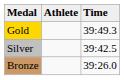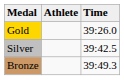(100, 30) 39:49.3 -> (100, 30) 39:26.0
(100, 65) 39:26.0 -> (100, 65) 39:49.3
